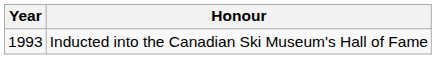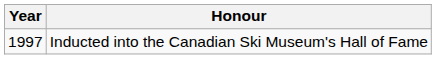(25, 41) 1993 -> (25, 41) 1997
